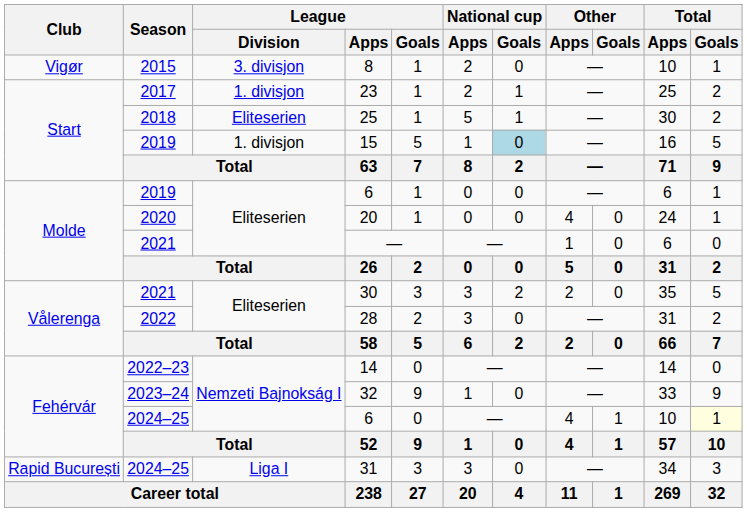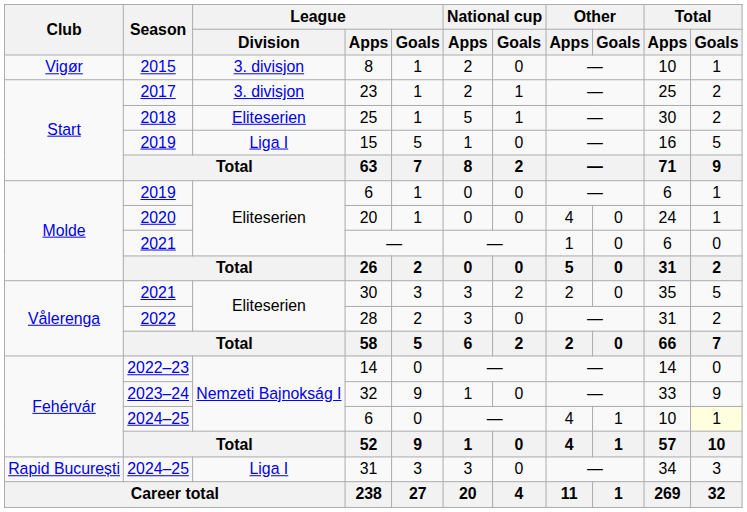(269, 92) 1. divisjon -> (269, 92) 3. divisjon
(269, 142) 1. divisjon -> (269, 142) Liga I
(519, 142) lightblue background -> (519, 142) no background
